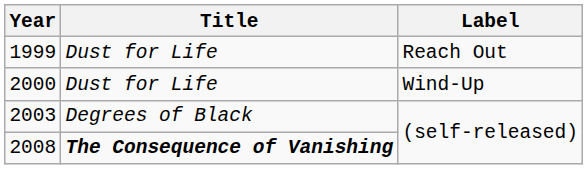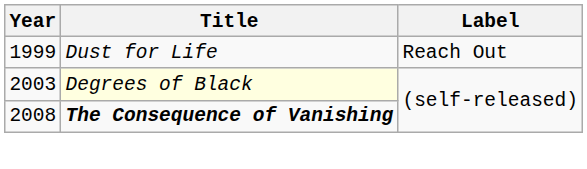- row: (33, 84)
(159, 116) no background -> (159, 84) lightyellow background
